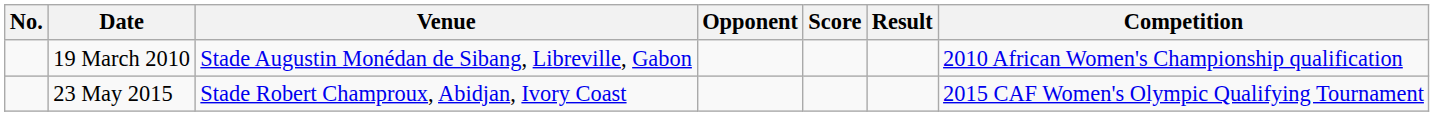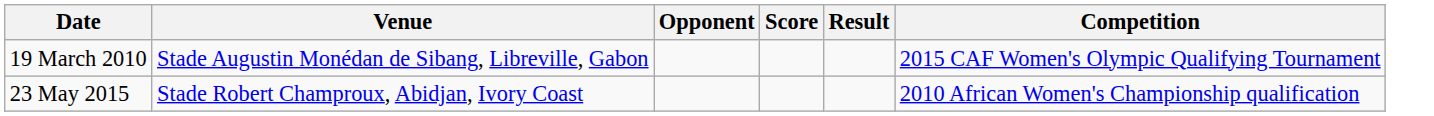- column: (26, 22)
(1173, 57) 2010 African Women's Championship qualification -> (1140, 57) 2015 CAF Women's Olympic Qualifying Tournament
(1183, 93) 2015 CAF Women's Olympic Qualifying Tournament -> (1130, 93) 2010 African Women's Championship qualification
